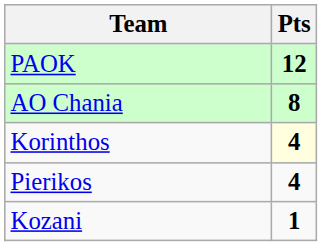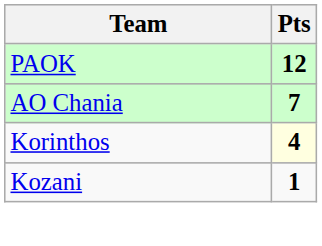(294, 102) 8 -> (294, 102) 7
- row: (51, 181)
